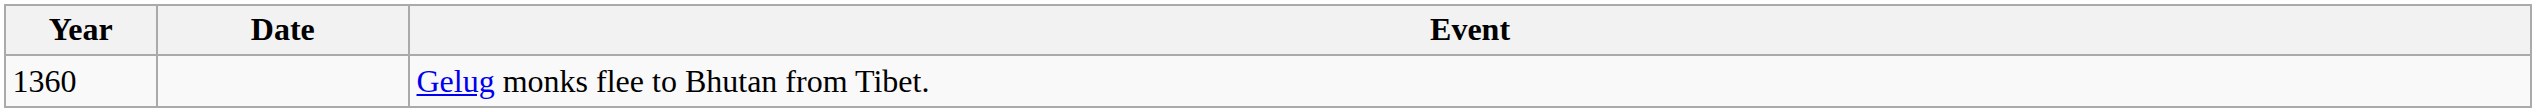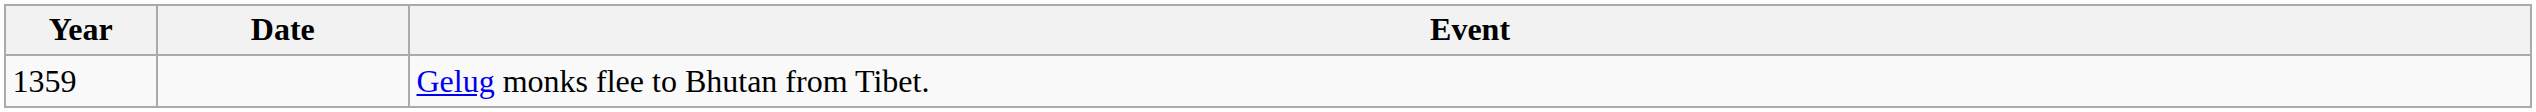(44, 80) 1360 -> (44, 80) 1359
